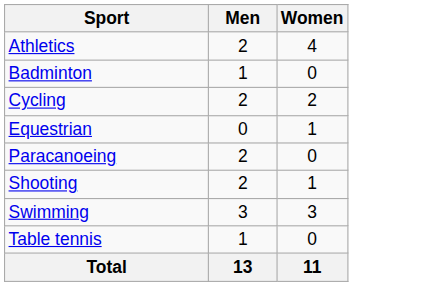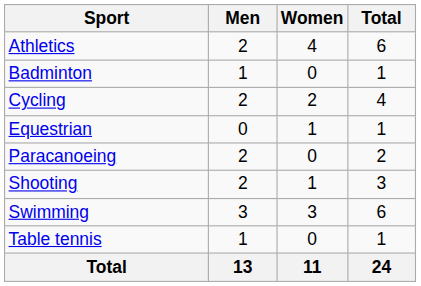+ column: (381, 18)
